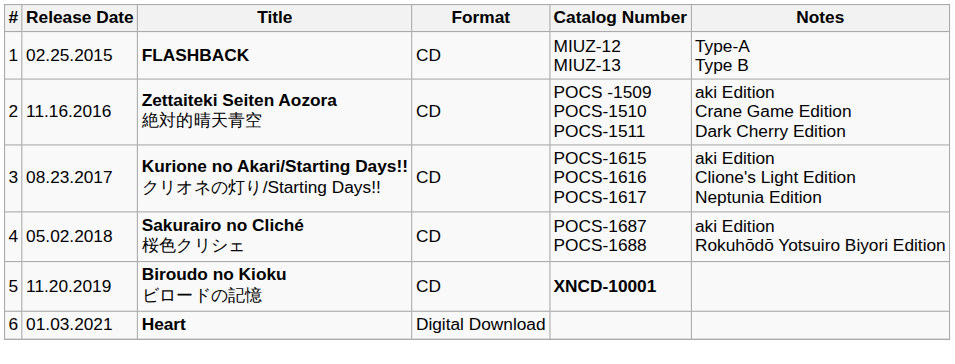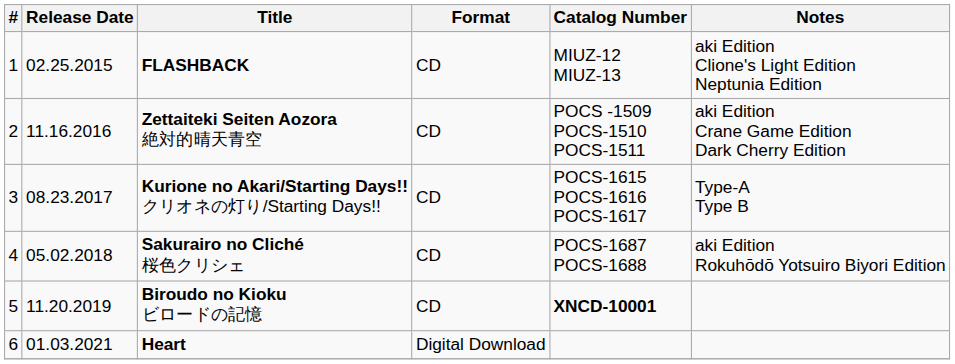(722, 55) Type-A Type B -> (775, 65) aki Edition Clione's Light Edition Neptunia Edition
(775, 178) aki Edition Clione's Light Edition Neptunia Edition -> (722, 197) Type-A Type B
